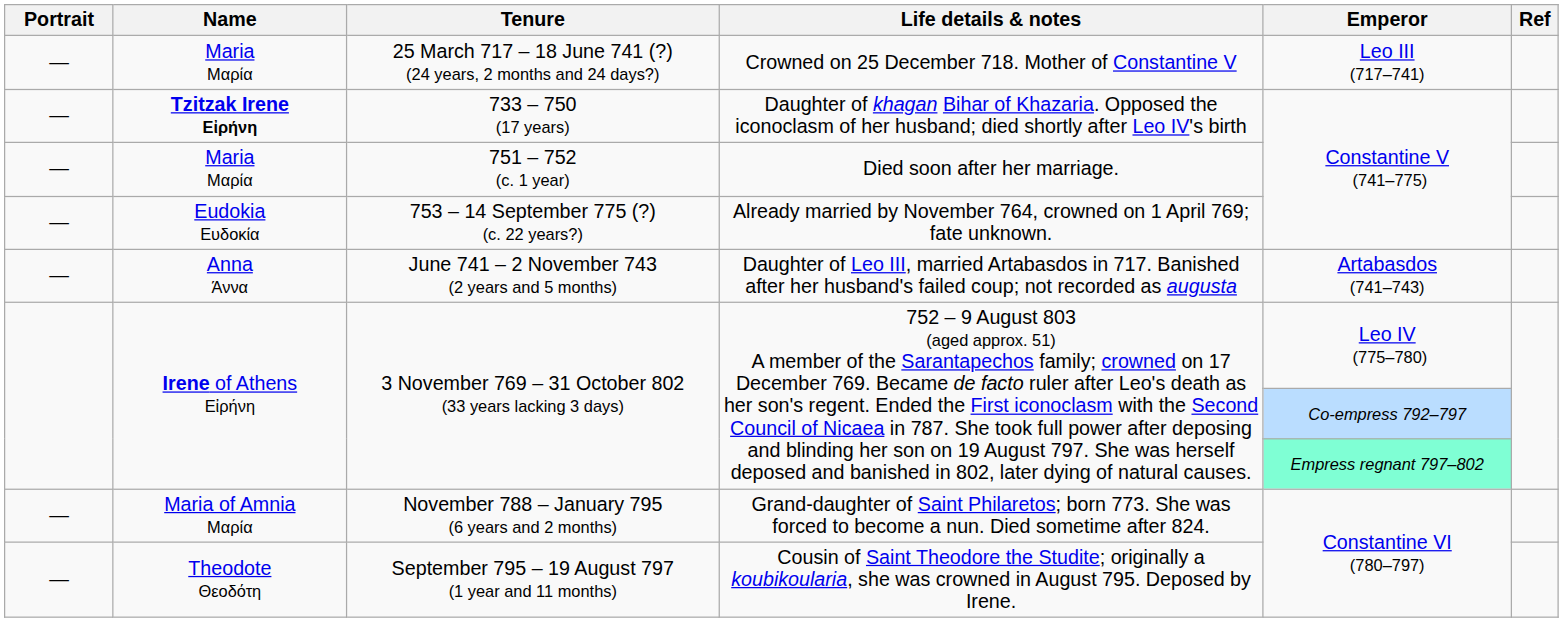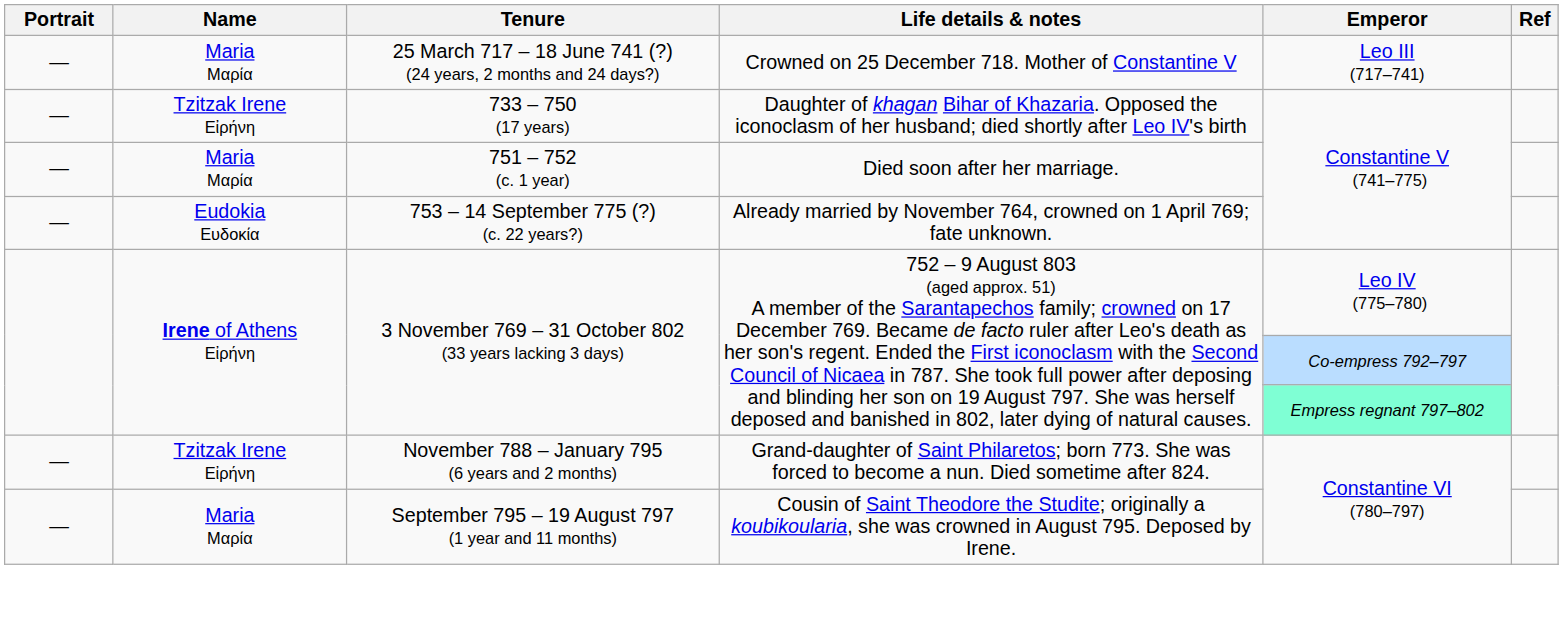(230, 115) bold -> (230, 115) normal
- row: (533, 275)
(230, 515) Maria of Amnia Μαρία -> (230, 461) Tzitzak Irene Εἰρήνη
(230, 579) Theodote Θεοδότη -> (230, 526) Maria Μαρία
